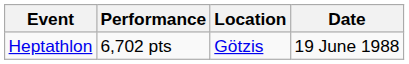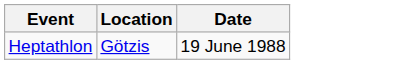- column: (153, 18)
